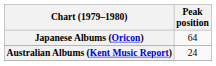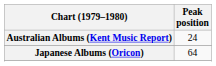rows swapped: (89, 53) <-> (89, 38)
